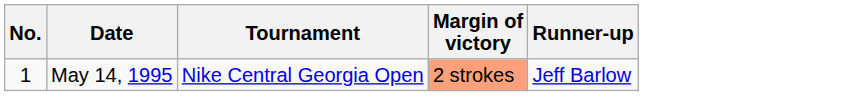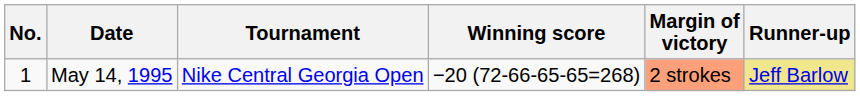+ column: (537, 32)
(582, 75) no background -> (798, 75) khaki background
